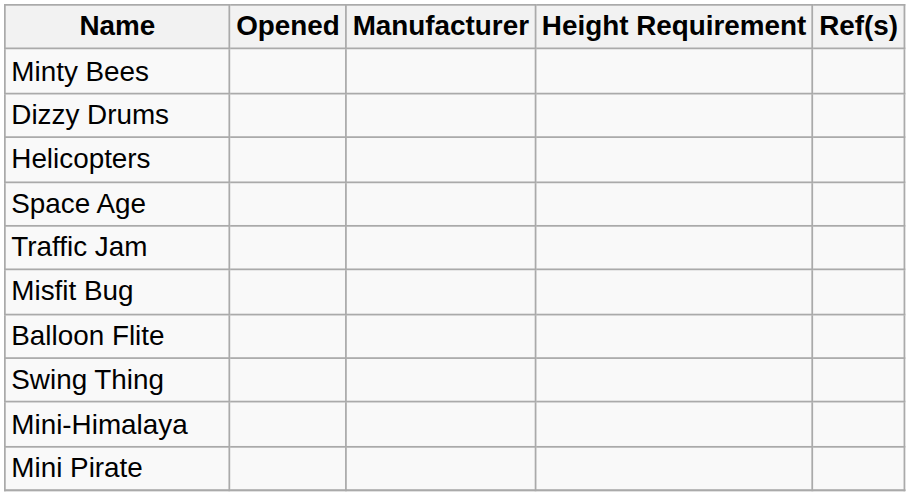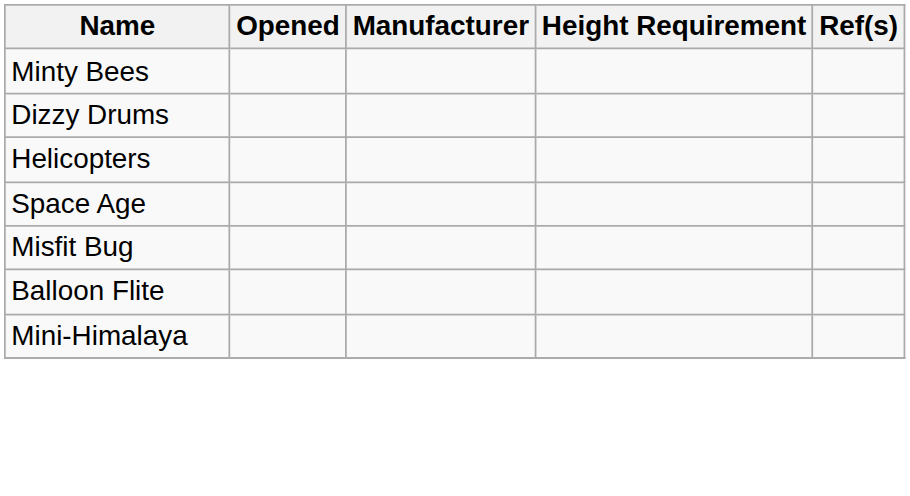- row: (79, 247)
- row: (88, 379)
- row: (77, 468)
